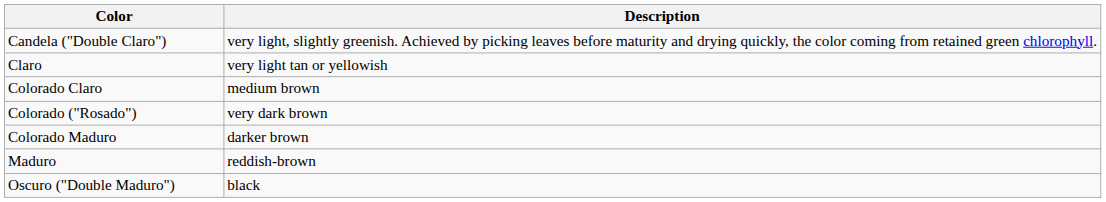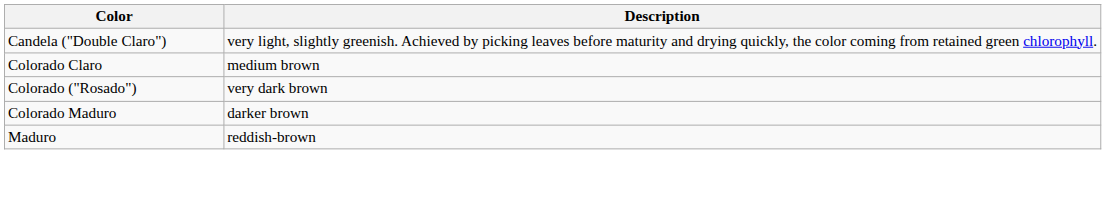- row: (25, 64)
- row: (91, 185)
